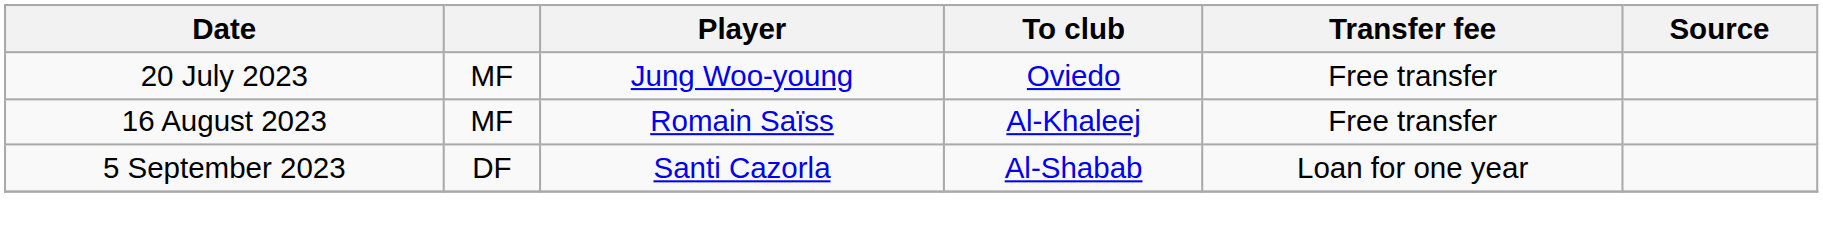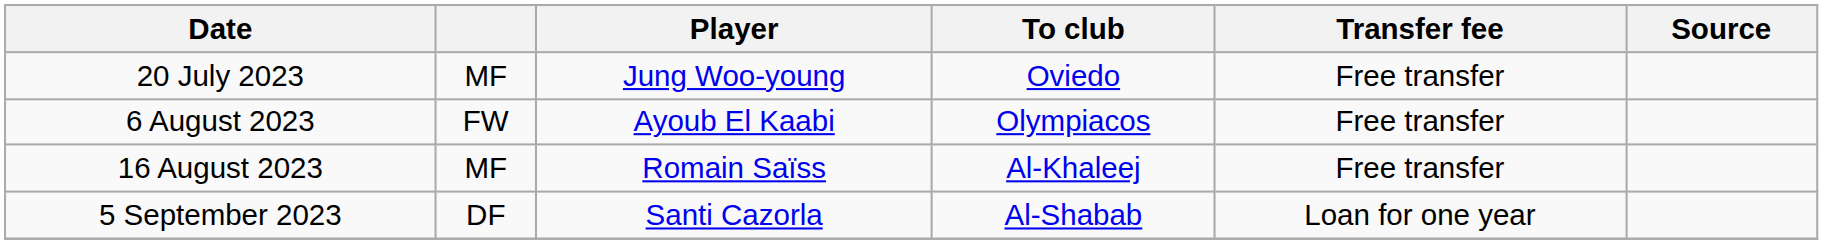+ row: (220, 122)
